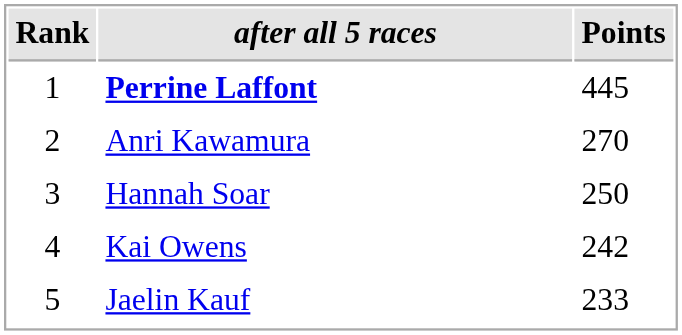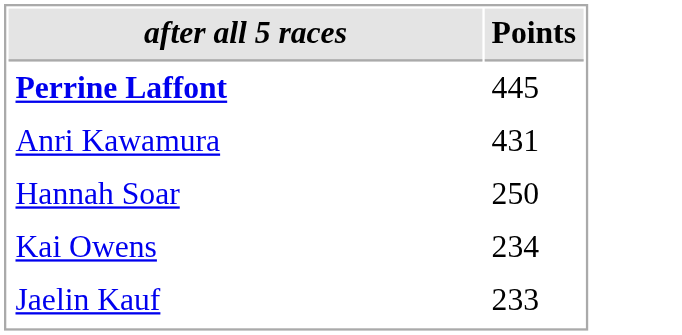- column: (52, 33)
(605, 141) 270 -> (515, 141) 431
(605, 247) 242 -> (515, 247) 234
